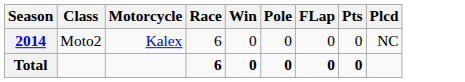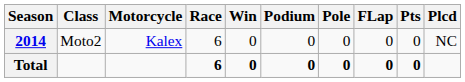+ column: (289, 16)
